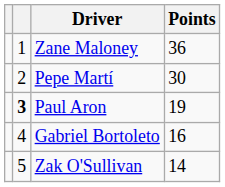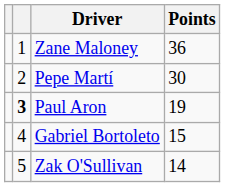(177, 136) 16 -> (177, 136) 15
